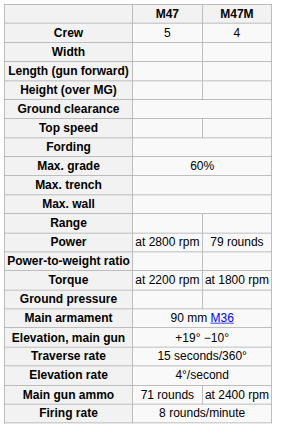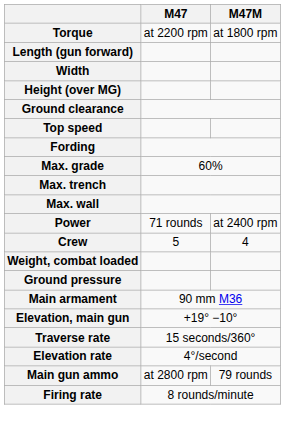rows swapped: (68, 33) <-> (68, 280)
rows swapped: (68, 71) <-> (68, 52)
- row: (68, 223)
(167, 242) at 2800 rpm -> (176, 223) 71 rounds
(237, 242) 79 rounds -> (245, 223) at 2400 rpm
- row: (68, 261)
+ row: (73, 261)
(167, 394) 71 rounds -> (176, 375) at 2800 rpm
(237, 394) at 2400 rpm -> (245, 375) 79 rounds
